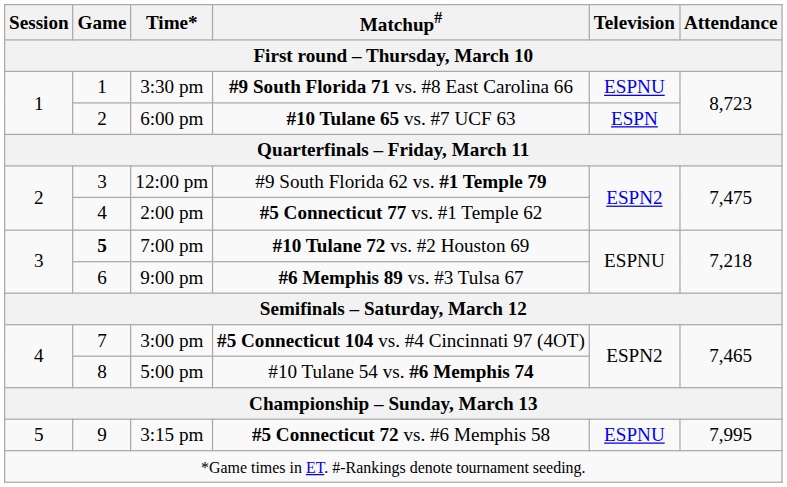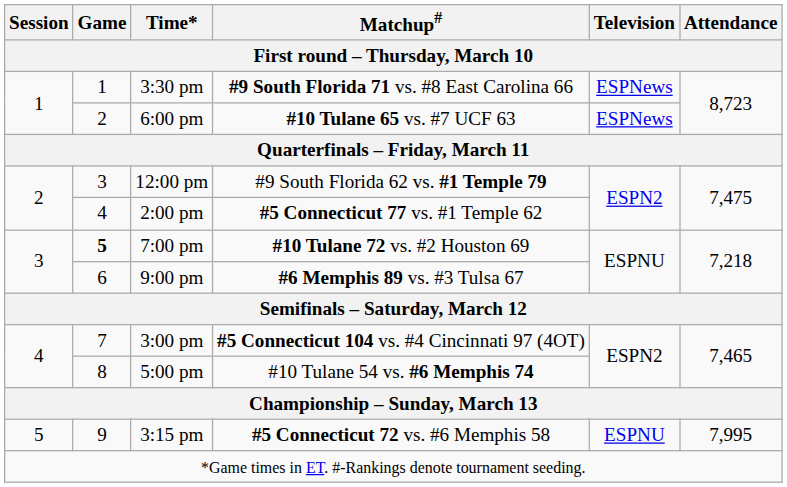(634, 87) ESPNU -> (634, 87) ESPNews
(634, 119) ESPN -> (634, 119) ESPNews
